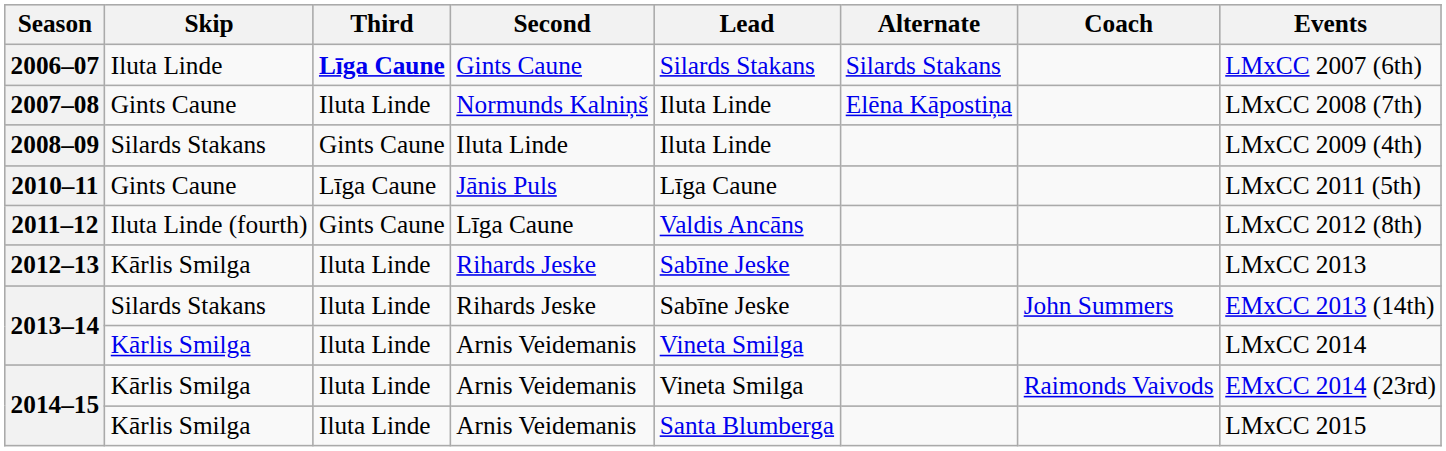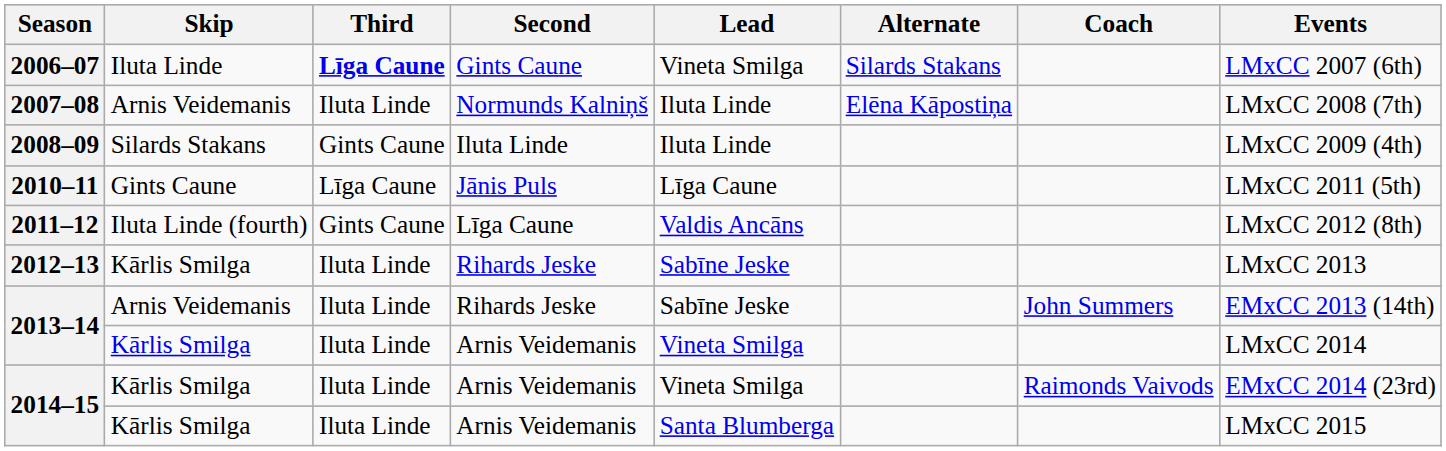(737, 64) Silards Stakans -> (732, 64) Vineta Smilga
(174, 104) Gints Caune -> (201, 104) Arnis Veidemanis
(188, 305) Silards Stakans -> (201, 305) Arnis Veidemanis
